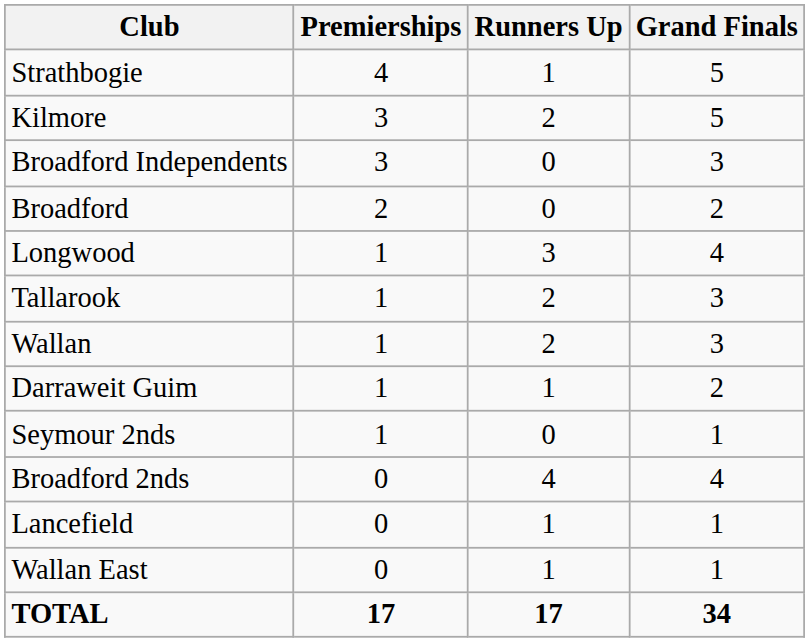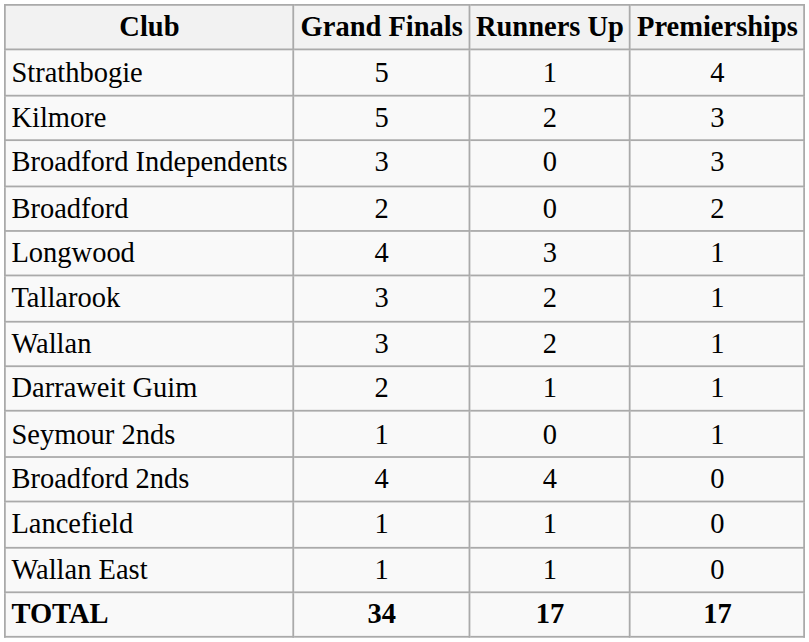columns swapped: (381, 27) <-> (717, 27)
